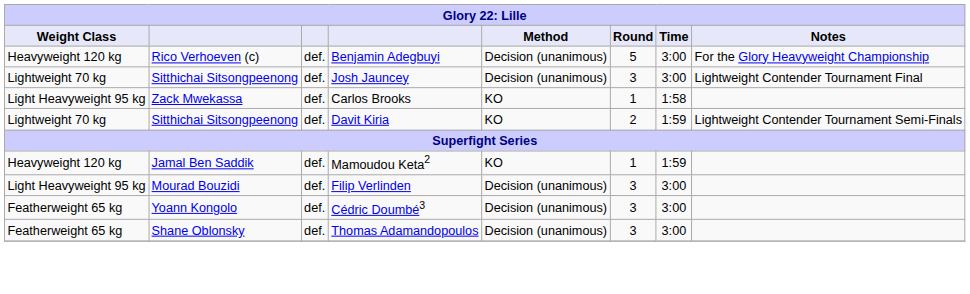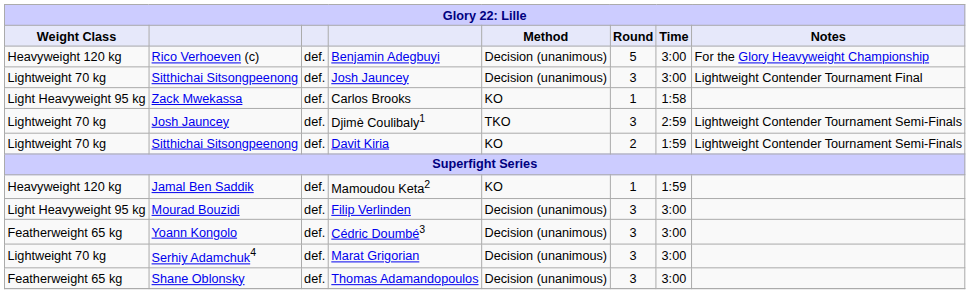+ row: (378, 121)
+ row: (375, 256)
